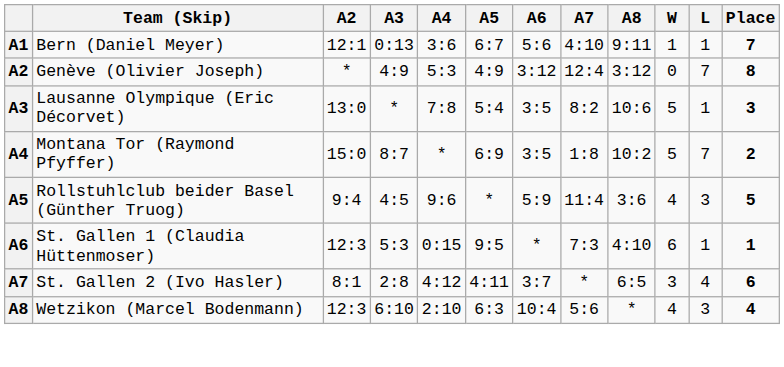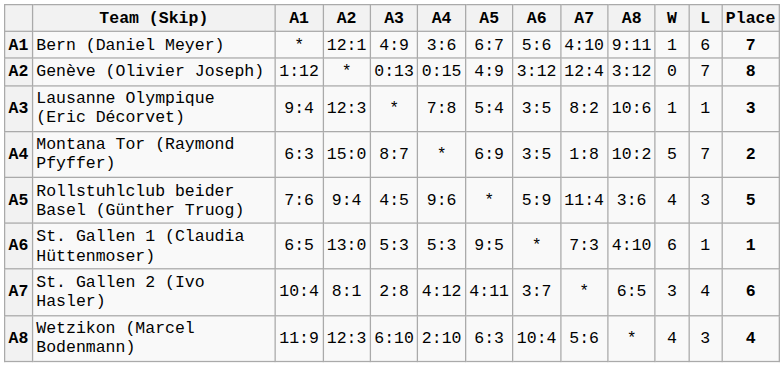+ column: (299, 18)
(394, 45) 0:13 -> (394, 45) 4:9
(705, 45) 1 -> (705, 45) 6
(394, 72) 4:9 -> (394, 72) 0:13
(442, 72) 5:3 -> (442, 72) 0:15
(347, 108) 13:0 -> (347, 108) 12:3
(672, 108) 5 -> (672, 108) 1
(347, 246) 12:3 -> (347, 246) 13:0
(442, 246) 0:15 -> (442, 246) 5:3
